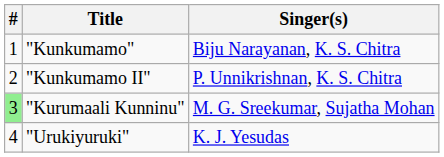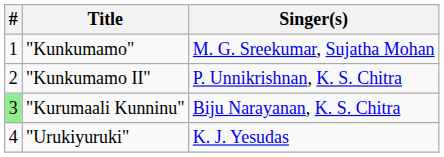(297, 49) Biju Narayanan, K. S. Chitra -> (314, 49) M. G. Sreekumar, Sujatha Mohan
(314, 108) M. G. Sreekumar, Sujatha Mohan -> (297, 108) Biju Narayanan, K. S. Chitra
